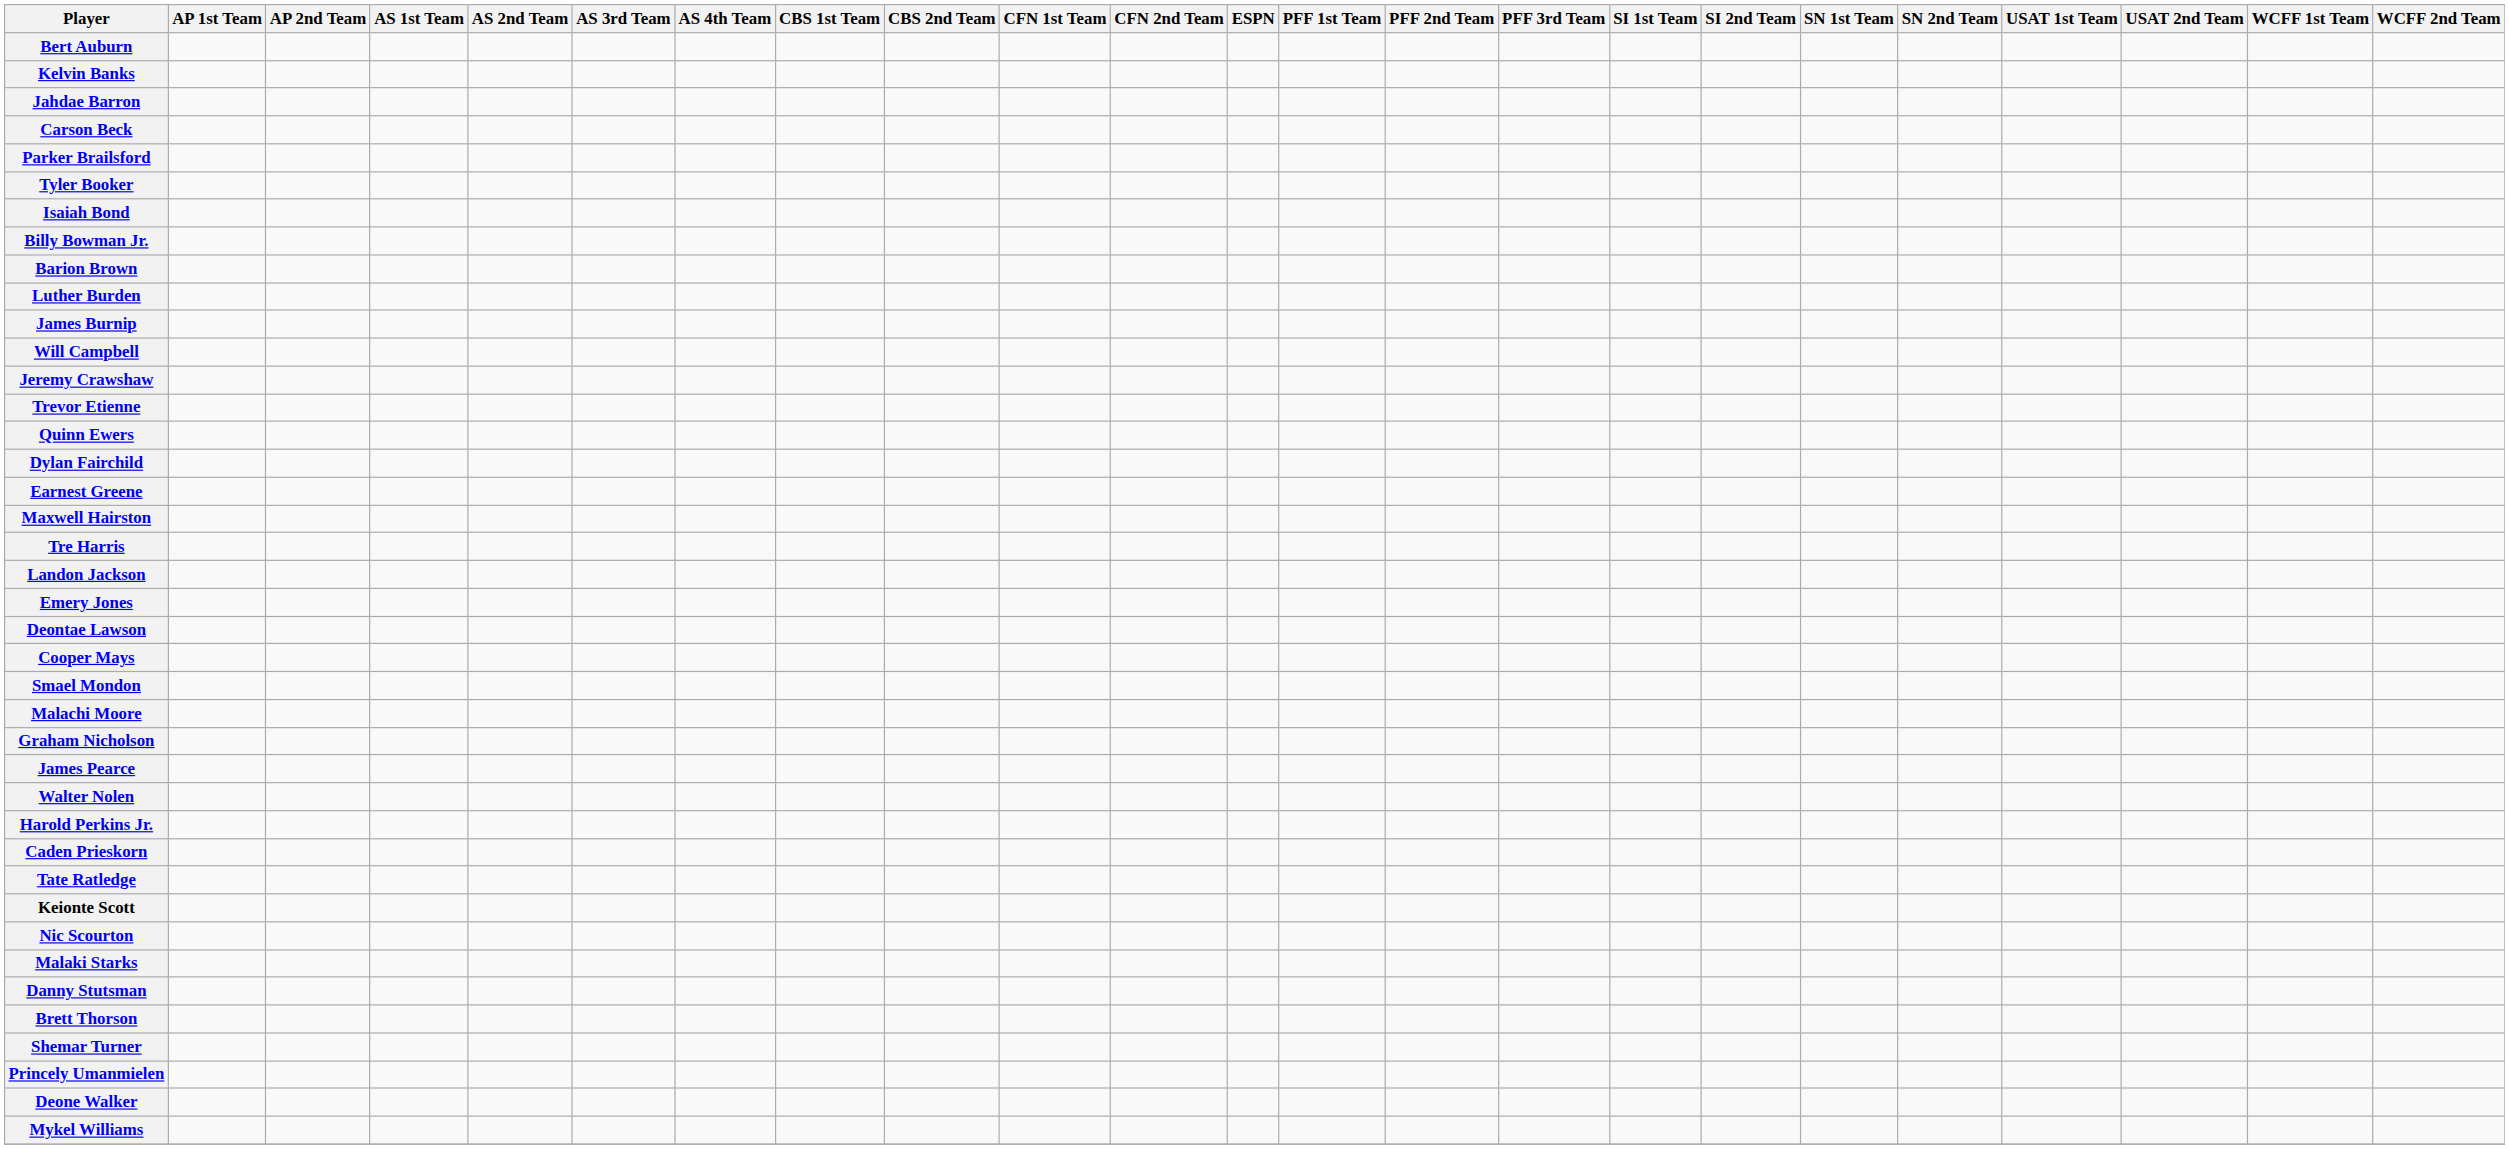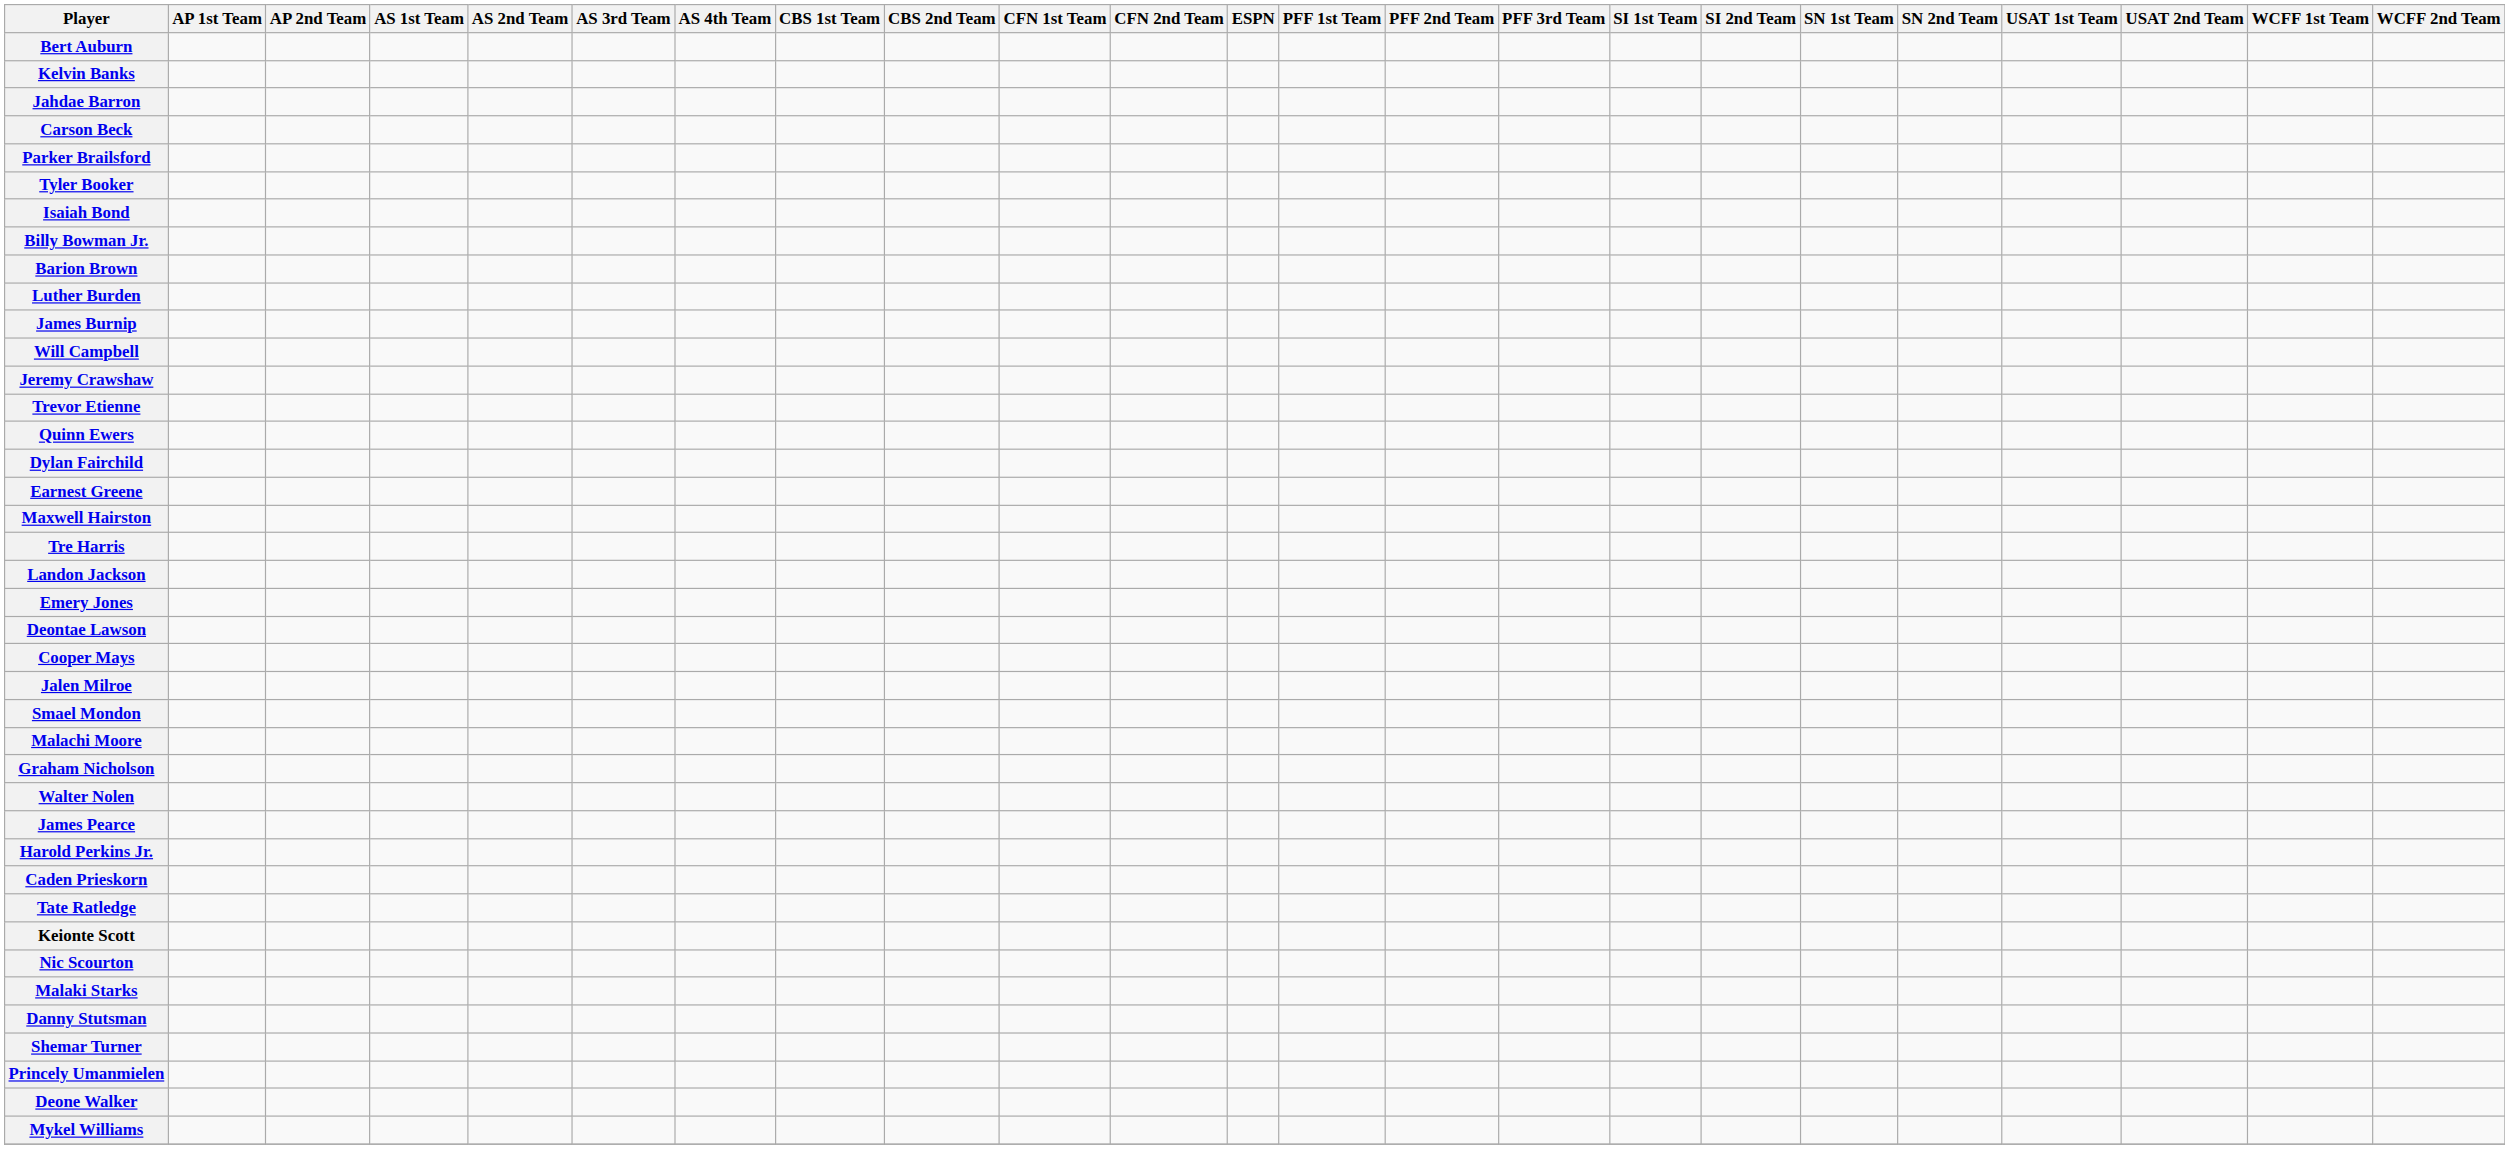+ row: (86, 685)
rows swapped: (86, 796) <-> (86, 769)
- row: (86, 1019)
